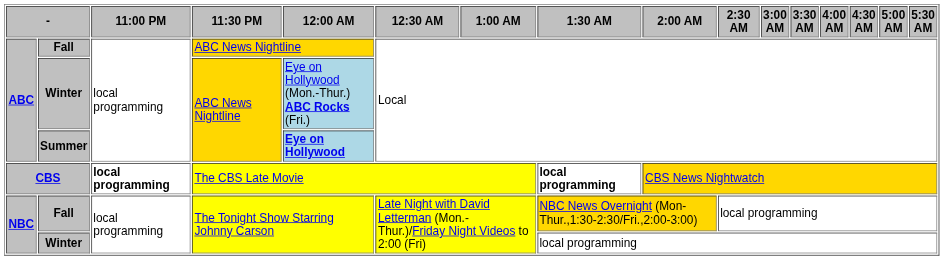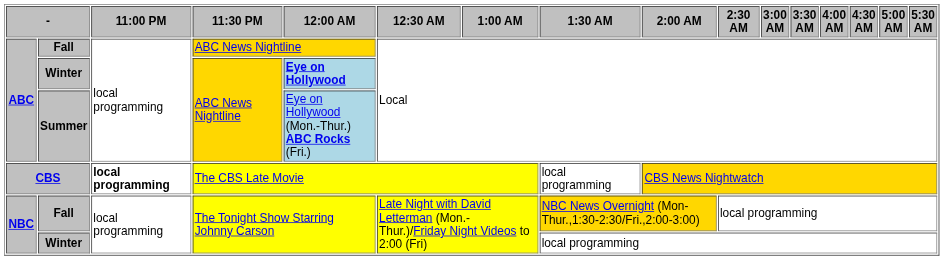(318, 93) Eye on Hollywood (Mon.-Thur.) ABC Rocks (Fri.) -> (316, 73) Eye on Hollywood
(315, 146) Eye on Hollywood -> (318, 126) Eye on Hollywood (Mon.-Thur.) ABC Rocks (Fri.)
(578, 178) bold -> (577, 178) normal
